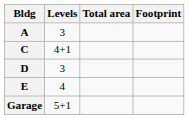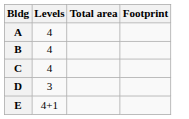(62, 32) 3 -> (49, 32) 4
+ row: (18, 50)
(62, 50) 4+1 -> (49, 68) 4
(62, 87) 4 -> (49, 105) 4+1
- row: (25, 105)
